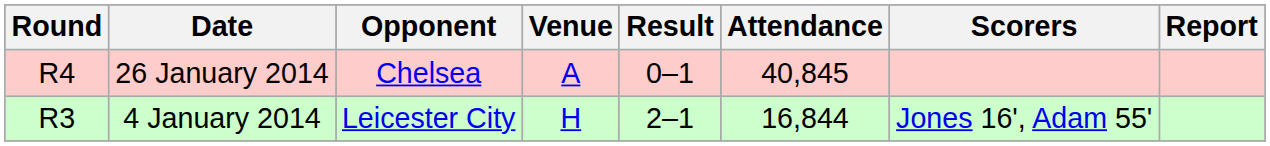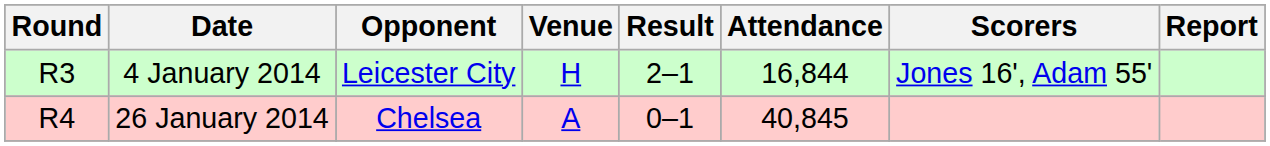rows swapped: (222, 118) <-> (222, 72)
